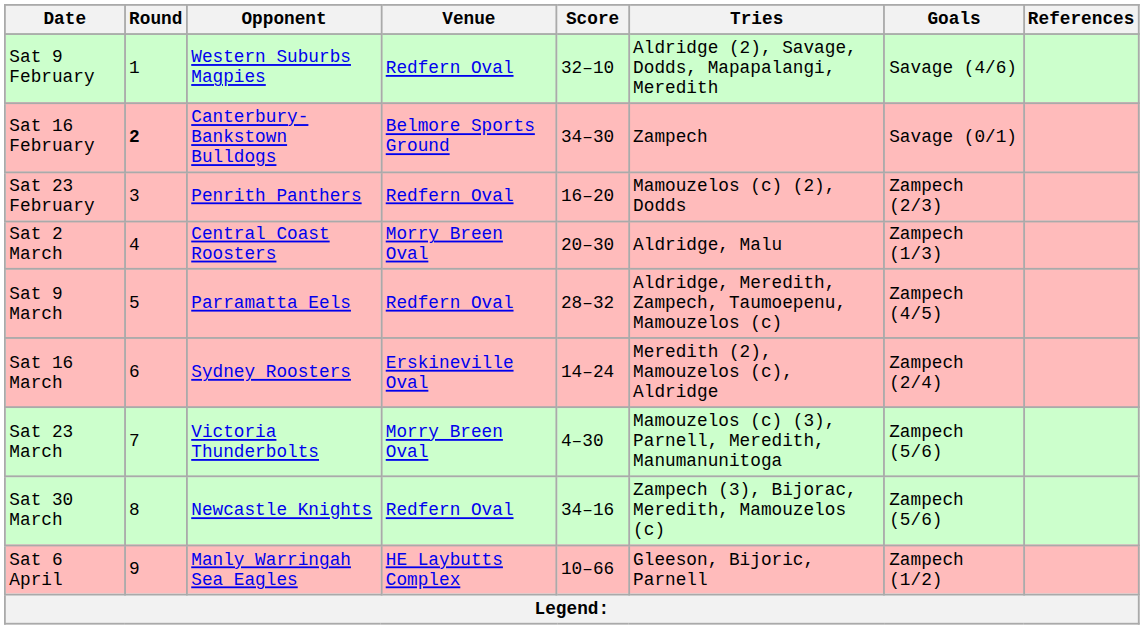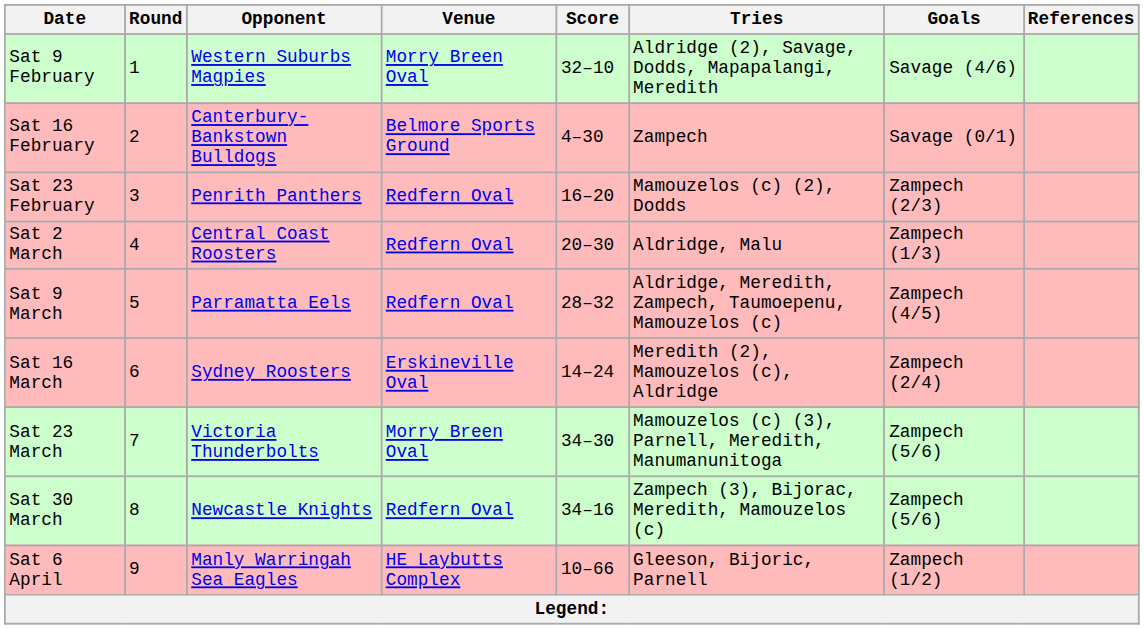(450, 68) Redfern Oval -> (444, 68) Morry Breen Oval
(134, 137) bold -> (134, 137) normal
(588, 137) 34–30 -> (582, 137) 4–30
(444, 245) Morry Breen Oval -> (450, 245) Redfern Oval
(582, 442) 4–30 -> (588, 442) 34–30
